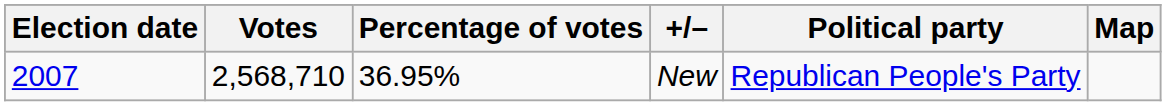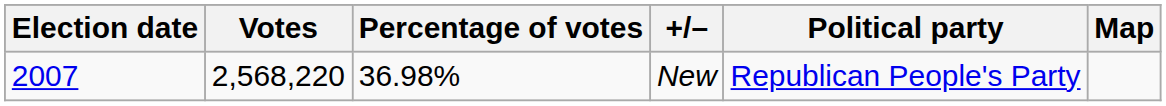(278, 75) 2,568,710 -> (278, 75) 2,568,220
(409, 75) 36.95% -> (409, 75) 36.98%
